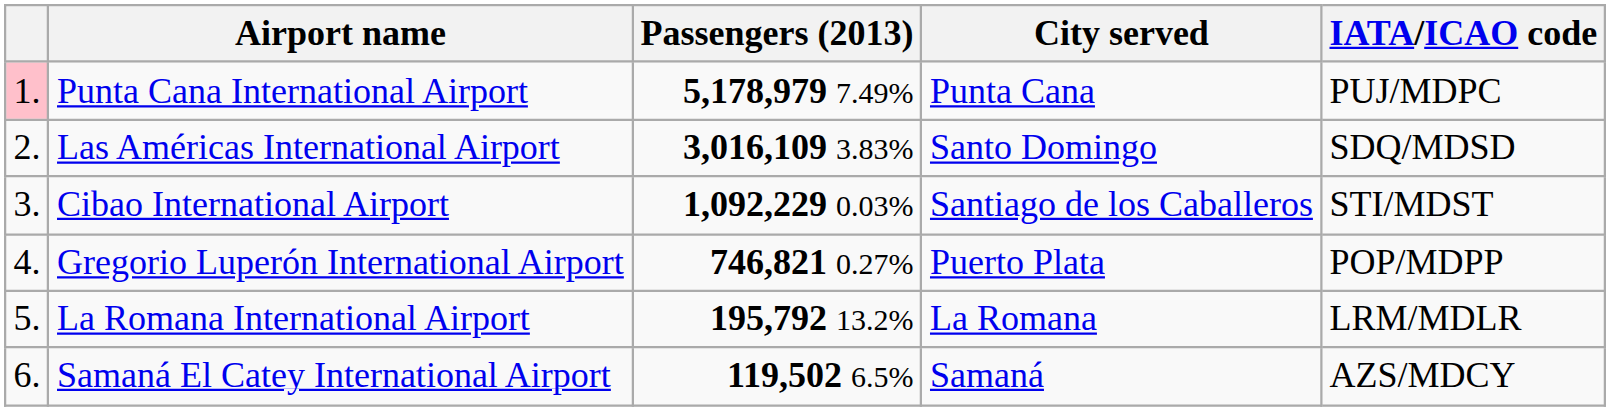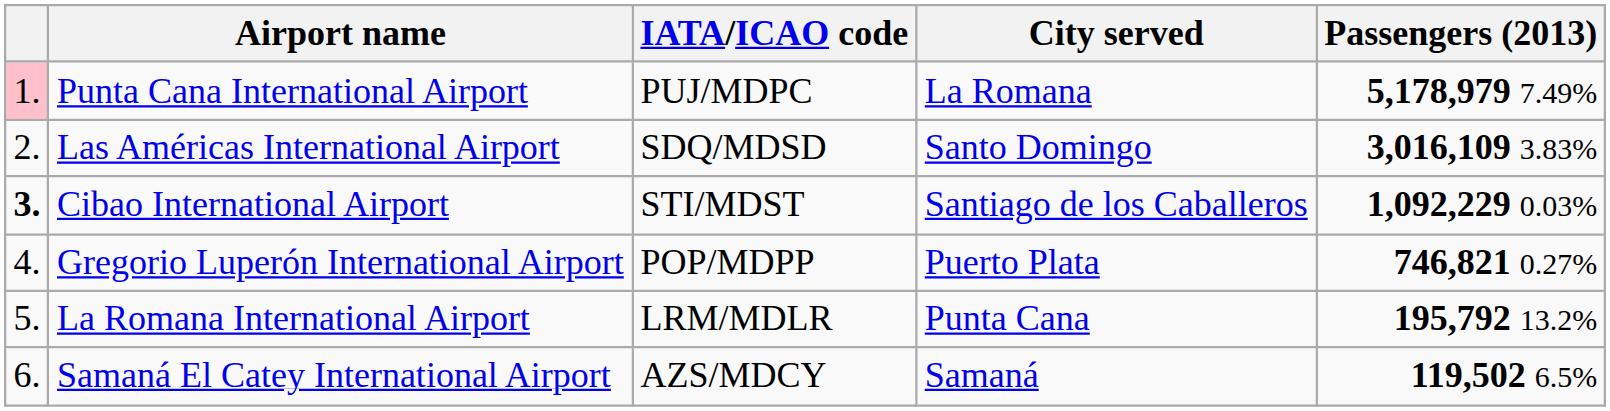columns swapped: (1463, 33) <-> (777, 33)
(1012, 90) Punta Cana -> (1008, 90) La Romana
(27, 204) normal -> (27, 204) bold
(1013, 318) La Romana -> (1007, 318) Punta Cana
